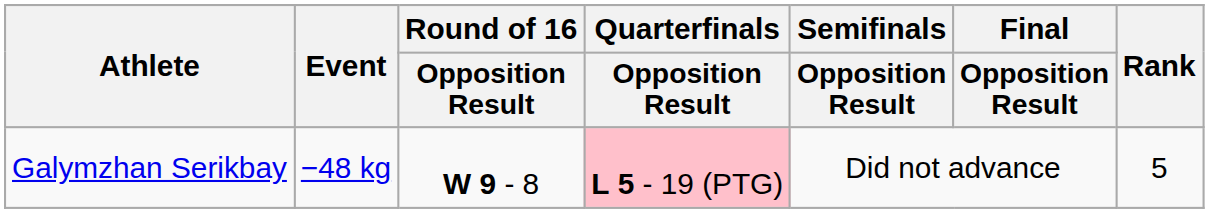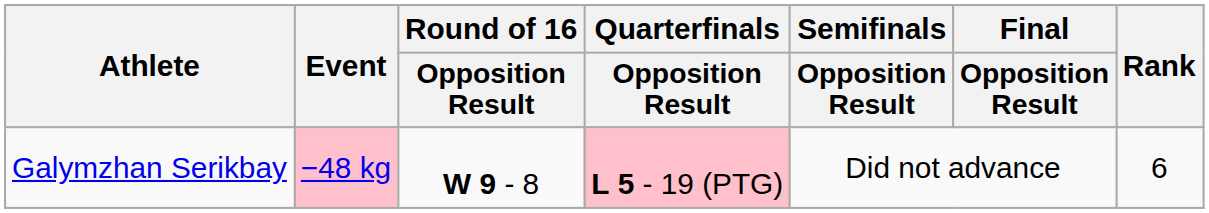(346, 168) no background -> (346, 168) pink background
(1159, 168) 5 -> (1159, 168) 6
